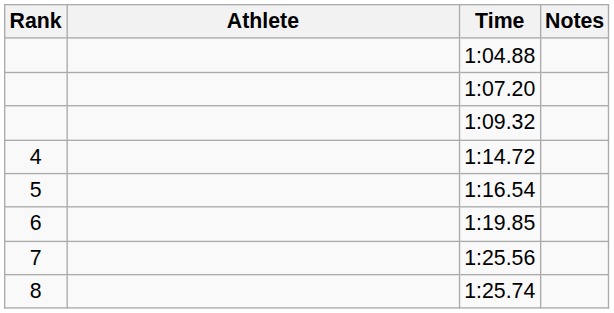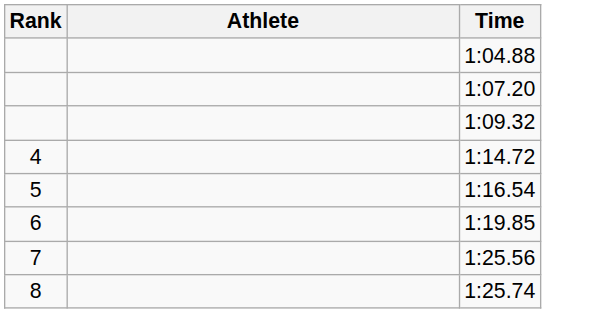- column: (575, 21)
